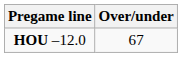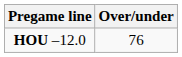(136, 40) 67 -> (136, 40) 76
